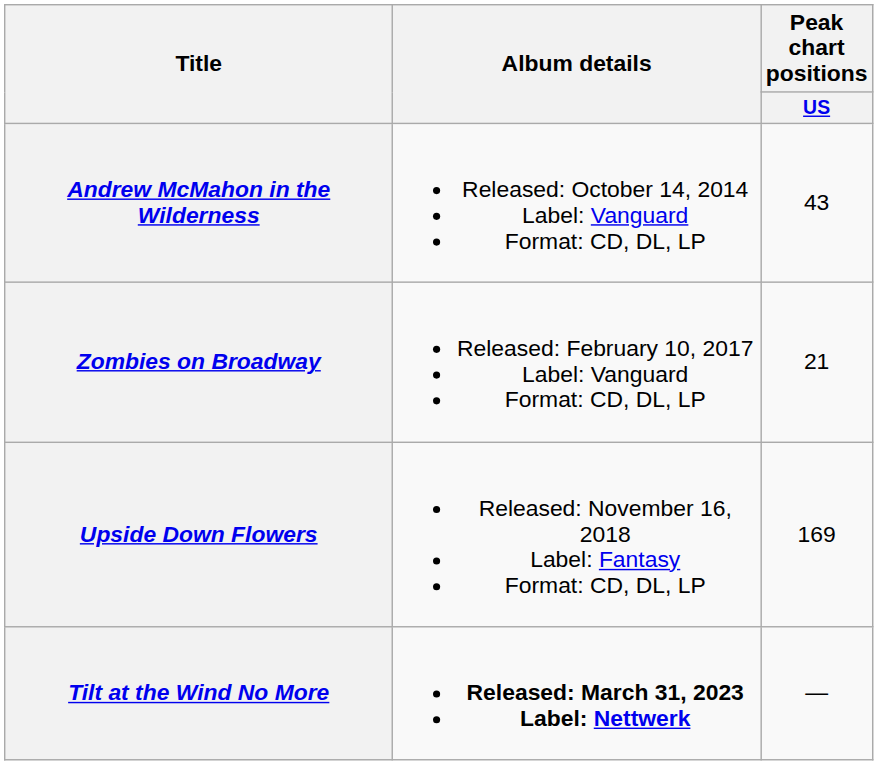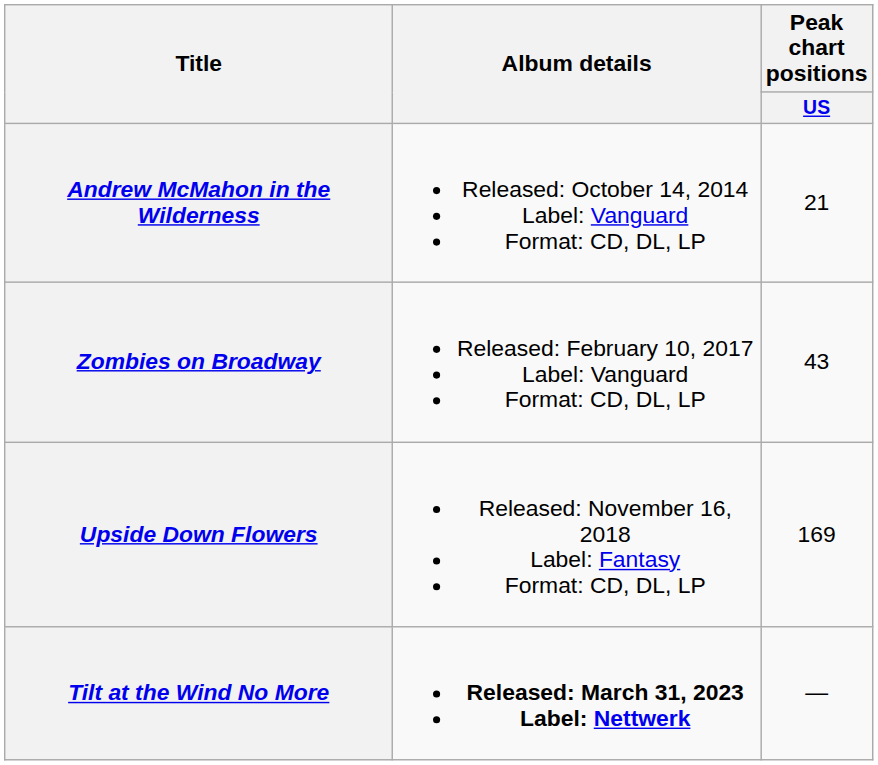(817, 202) 43 -> (817, 202) 21
(817, 361) 21 -> (817, 361) 43
